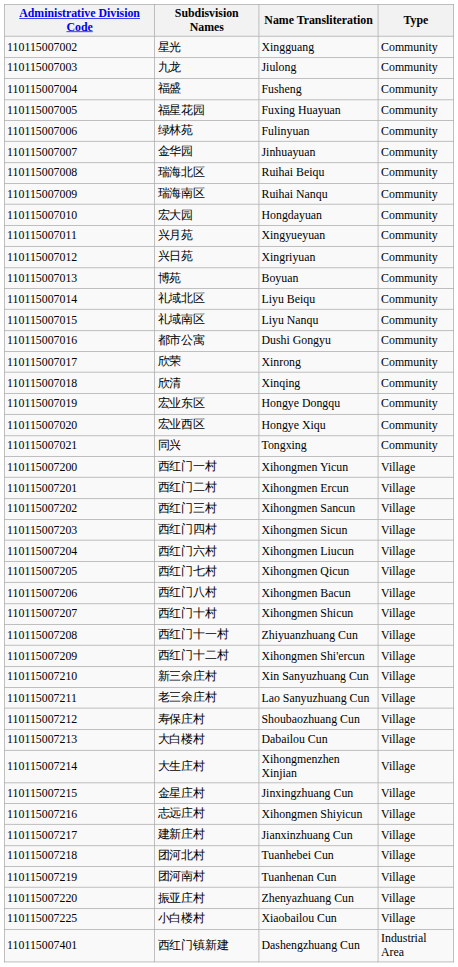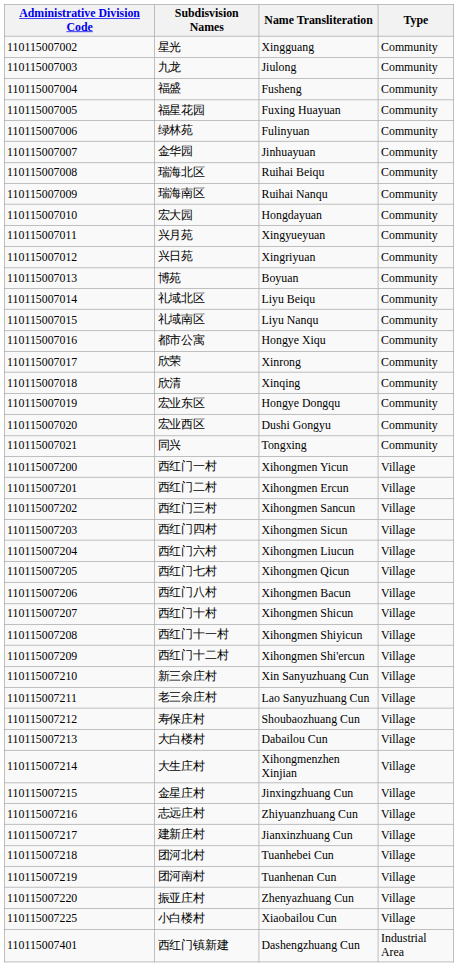(296, 341) Dushi Gongyu -> (294, 341) Hongye Xiqu
(294, 425) Hongye Xiqu -> (296, 425) Dushi Gongyu
(310, 635) Zhiyuanzhuang Cun -> (312, 635) Xihongmen Shiyicun
(312, 814) Xihongmen Shiyicun -> (310, 814) Zhiyuanzhuang Cun
